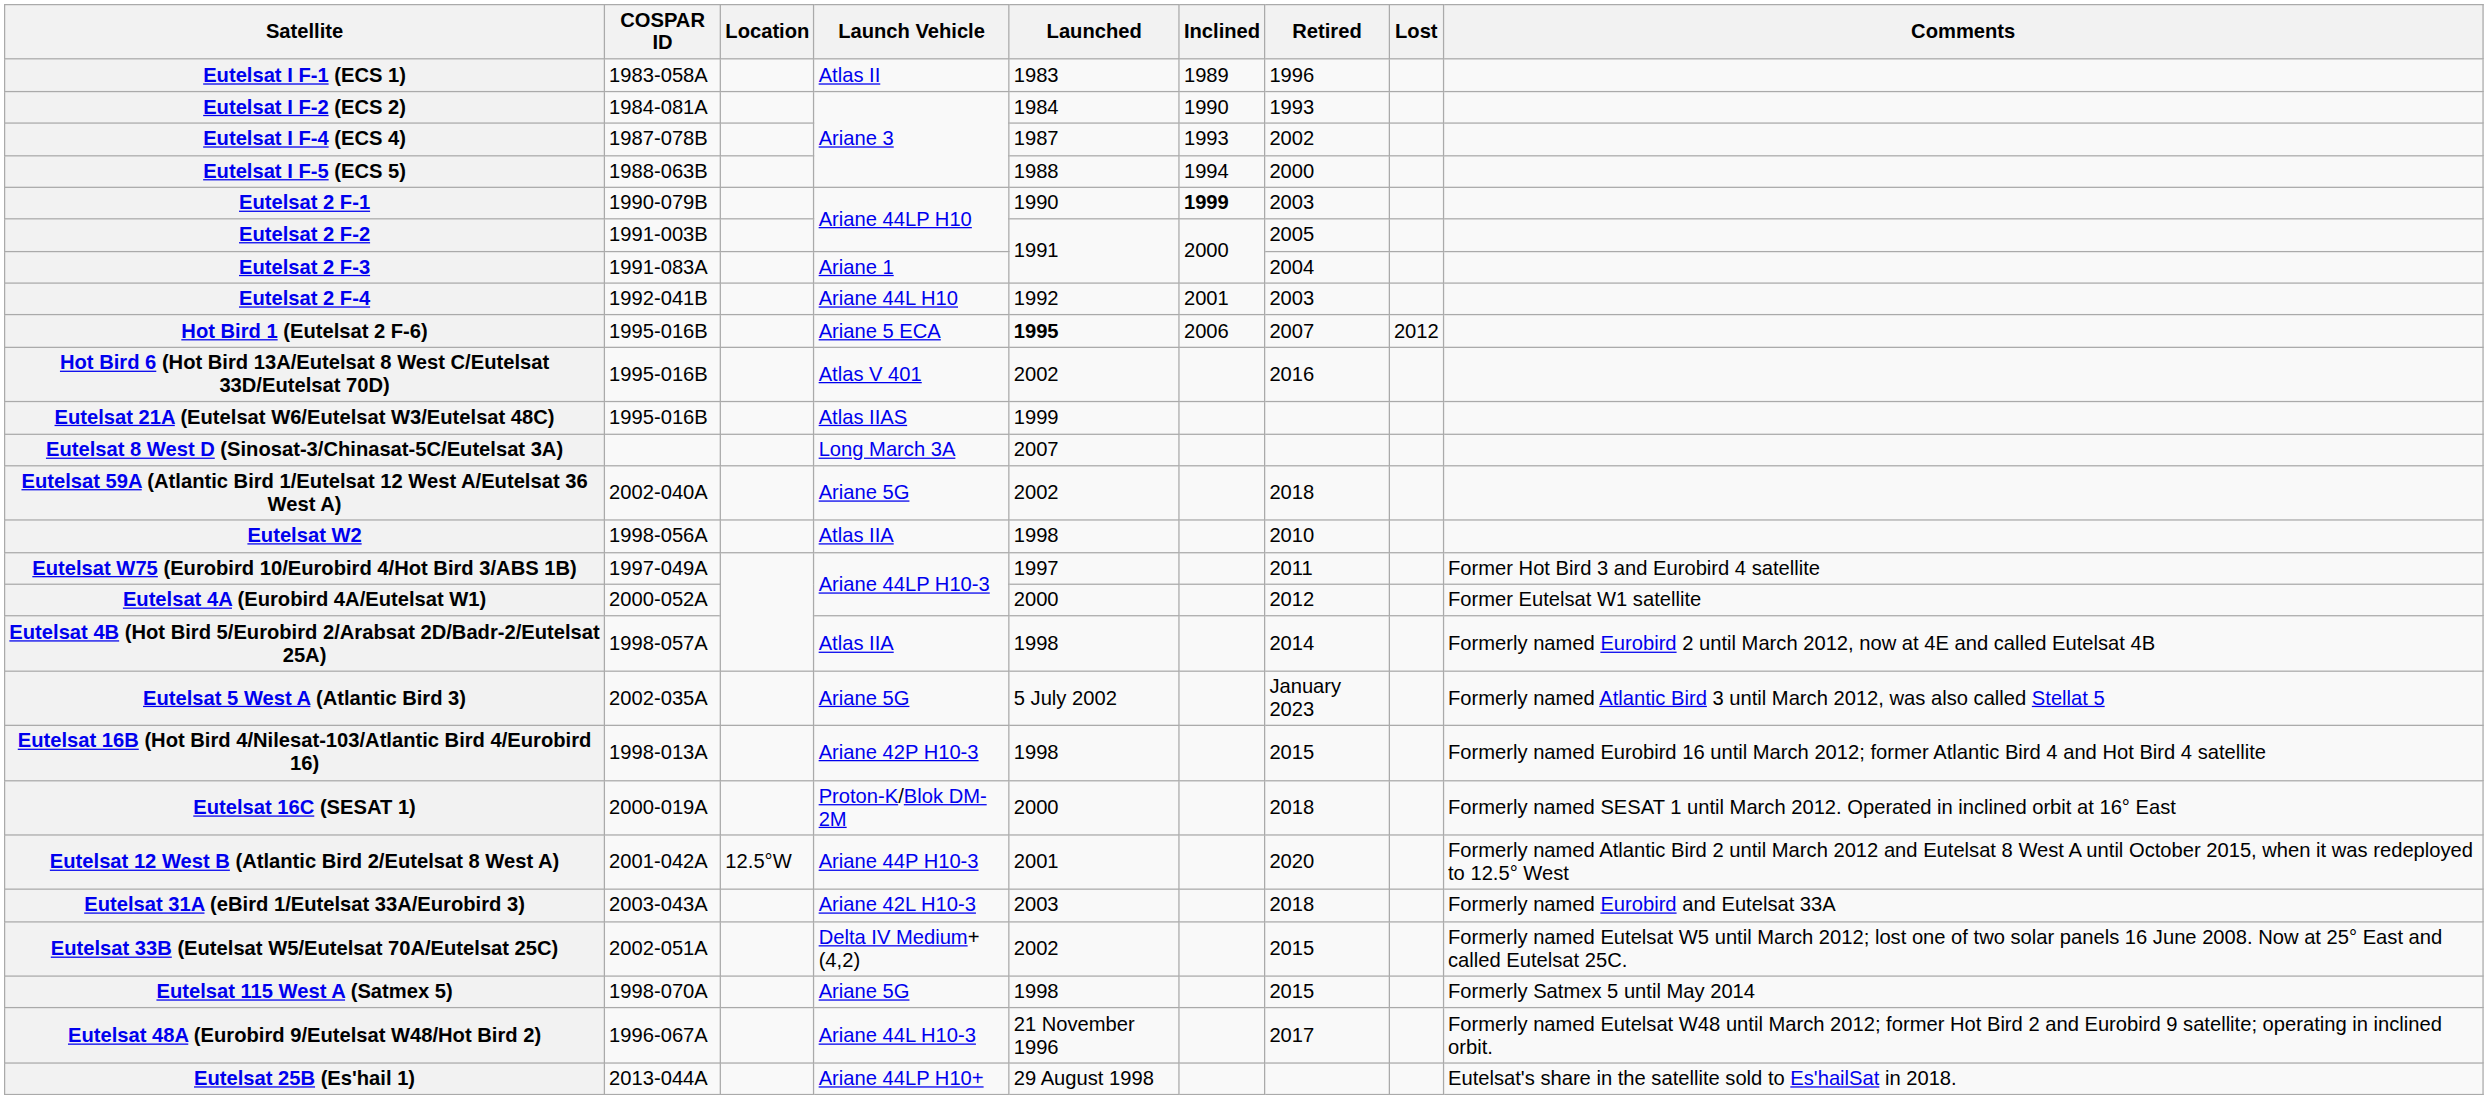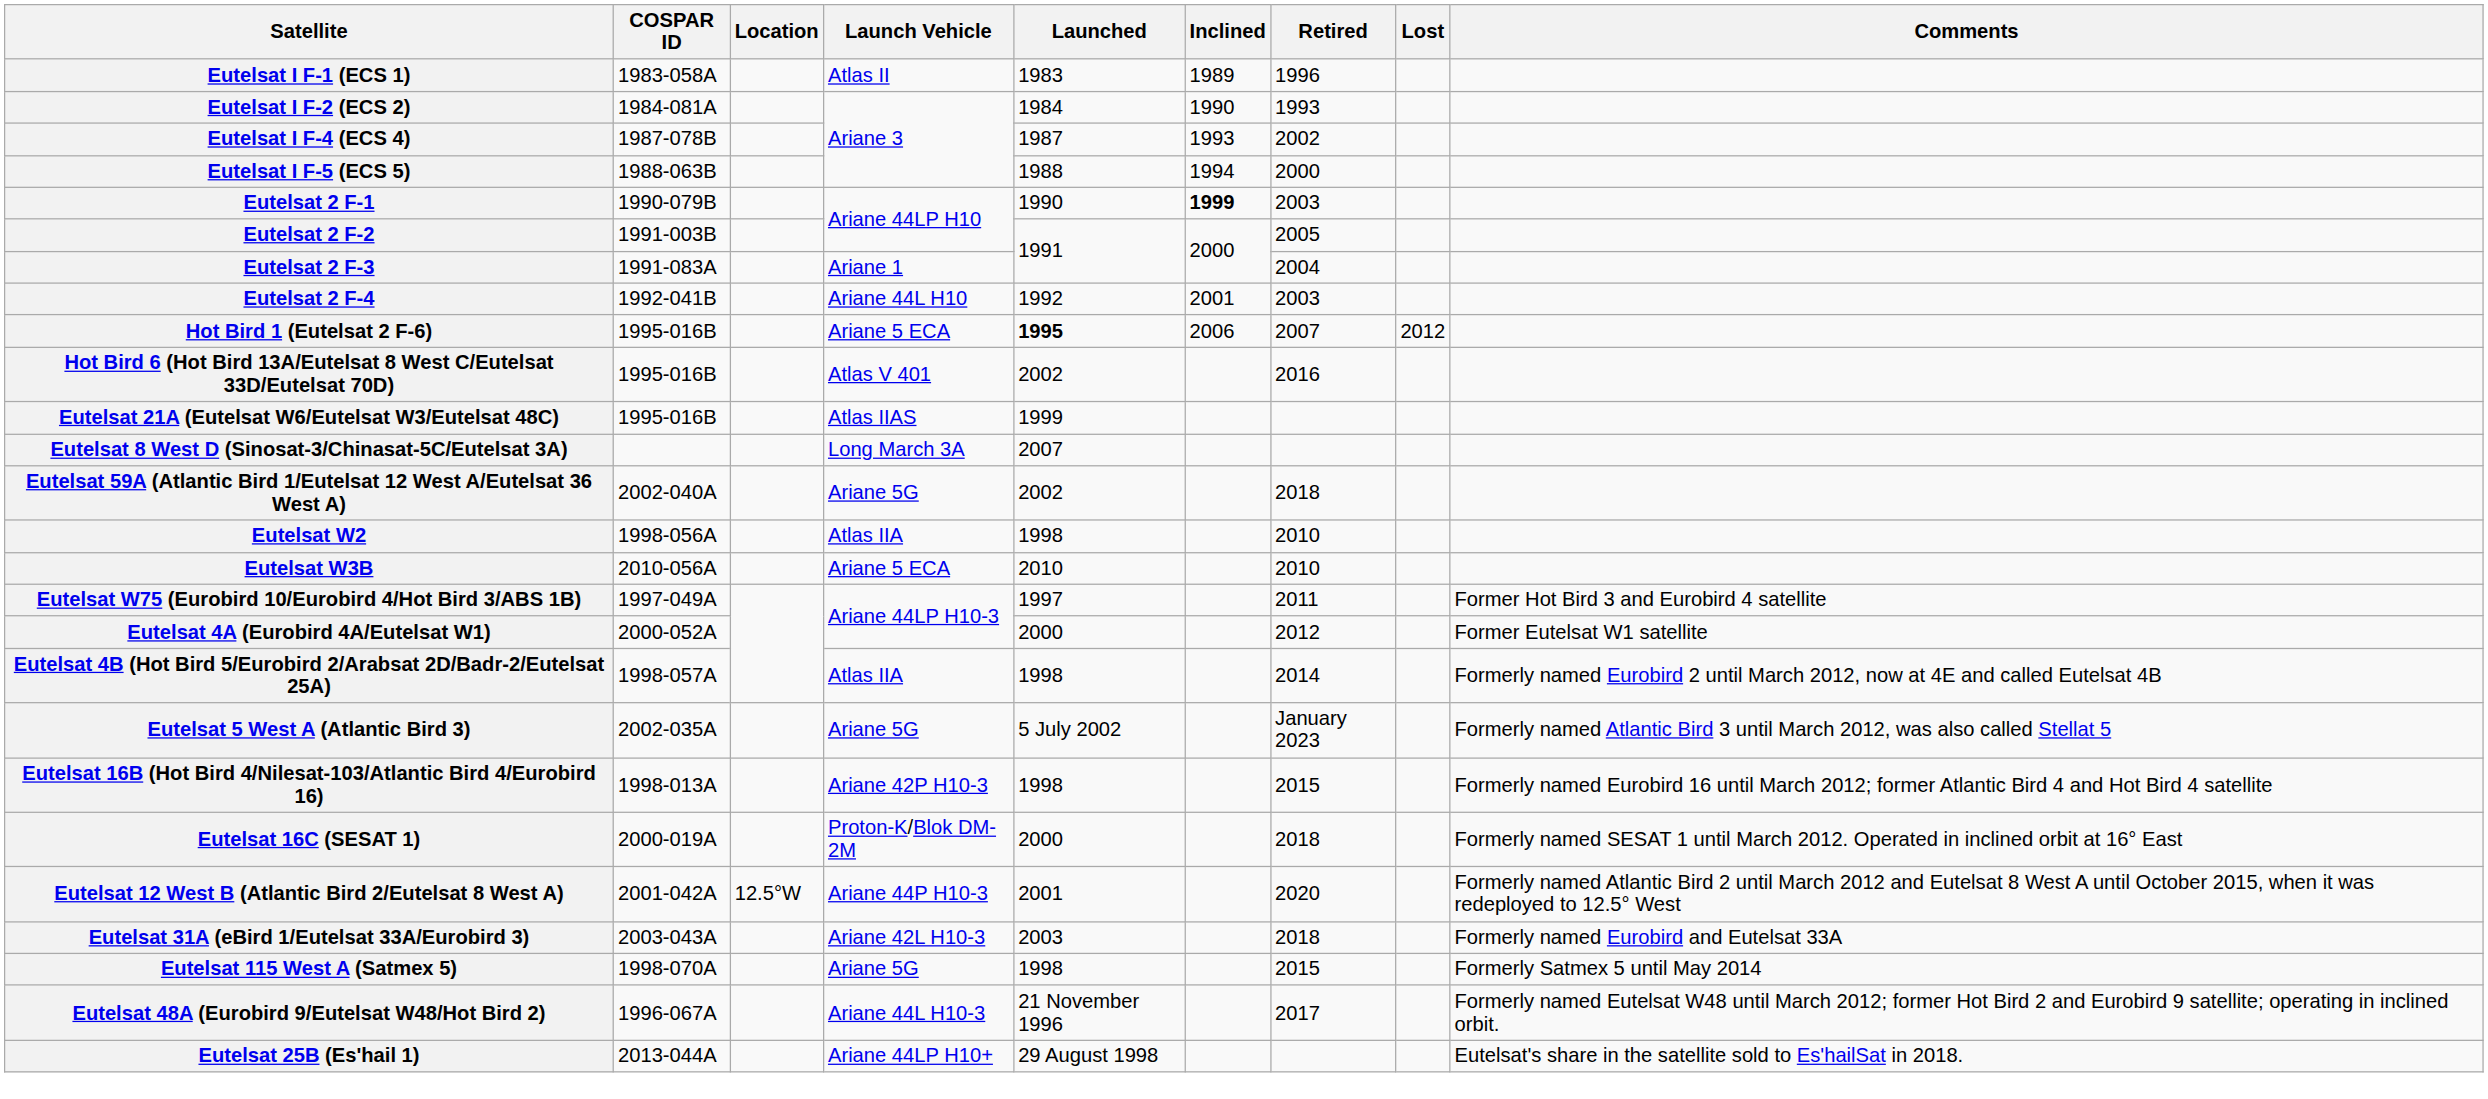+ row: (309, 568)
- row: (305, 948)
